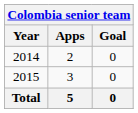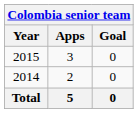rows swapped: (26, 56) <-> (26, 77)
